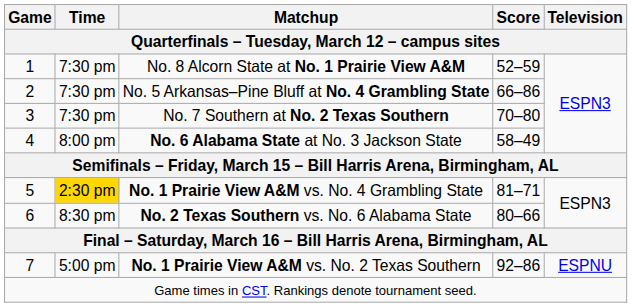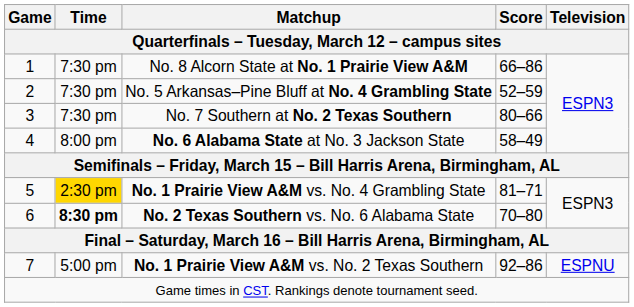(518, 67) 52–59 -> (521, 67) 66–86
(518, 91) 66–86 -> (521, 91) 52–59
(518, 116) 70–80 -> (521, 116) 80–66
(87, 215) normal -> (88, 215) bold
(518, 215) 80–66 -> (521, 215) 70–80
